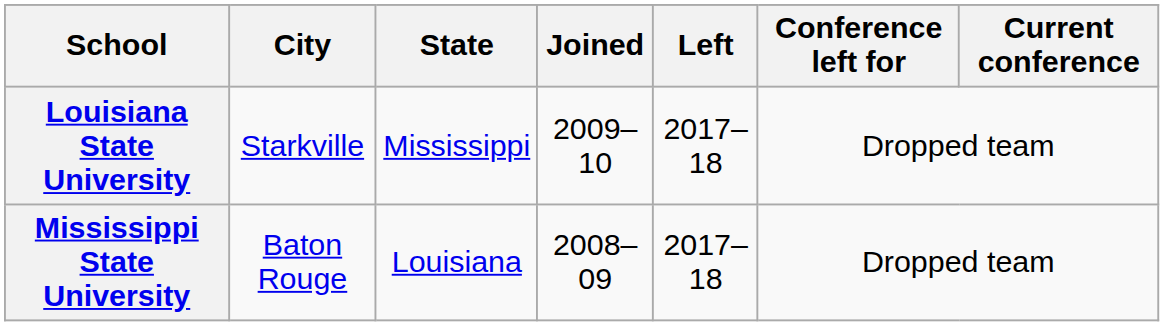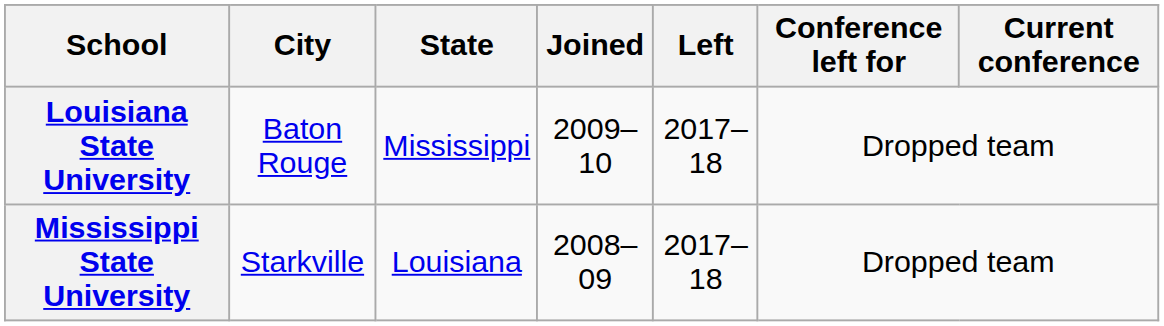(302, 145) Starkville -> (302, 145) Baton Rouge
(302, 261) Baton Rouge -> (302, 261) Starkville
